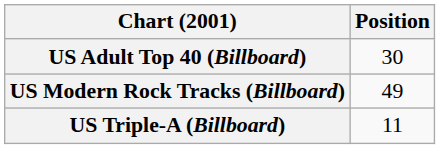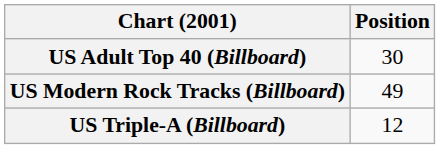(392, 125) 11 -> (392, 125) 12
